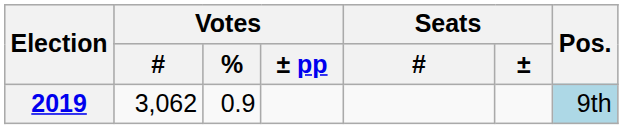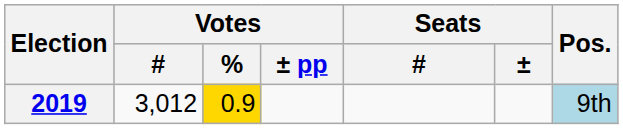(166, 103) 3,062 -> (166, 103) 3,012
(238, 103) no background -> (238, 103) gold background
